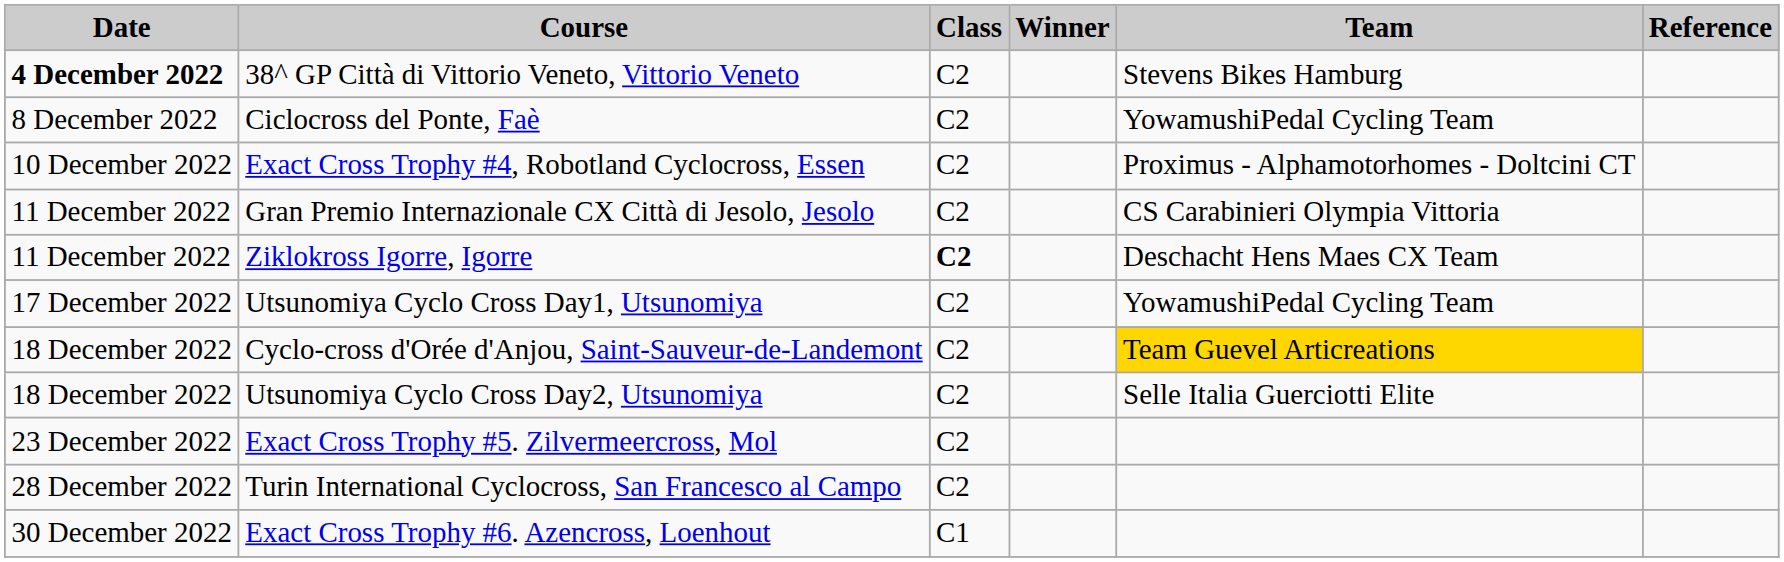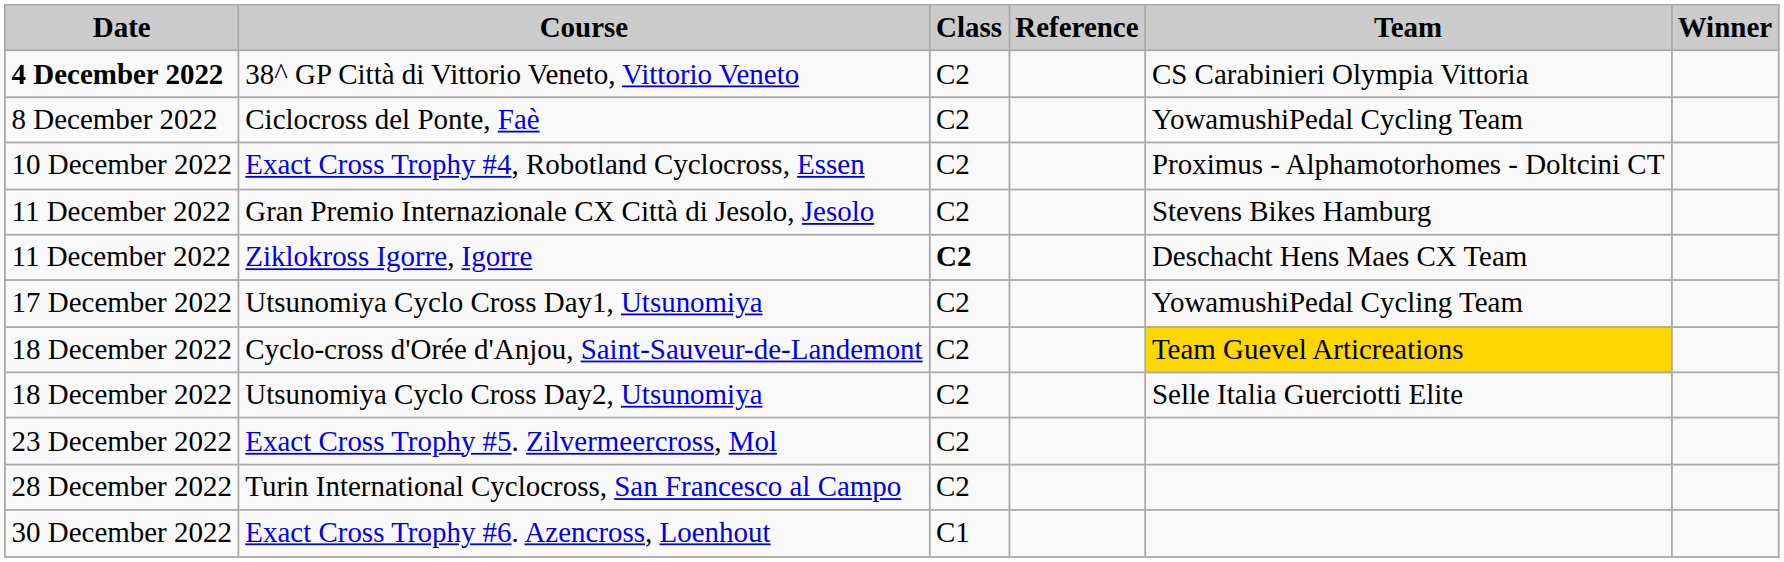columns swapped: (1063, 27) <-> (1710, 27)
(1263, 73) Stevens Bikes Hamburg -> (1340, 73) CS Carabinieri Olympia Vittoria
(1311, 211) CS Carabinieri Olympia Vittoria -> (1292, 211) Stevens Bikes Hamburg
